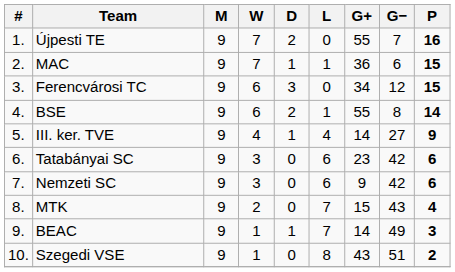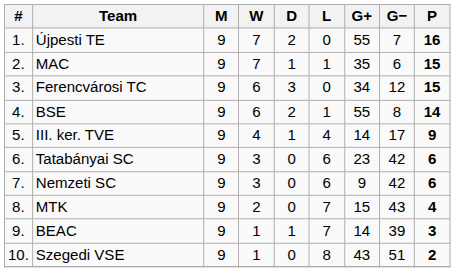(362, 64) 36 -> (362, 64) 35
(397, 135) 27 -> (397, 135) 17
(397, 231) 49 -> (397, 231) 39
